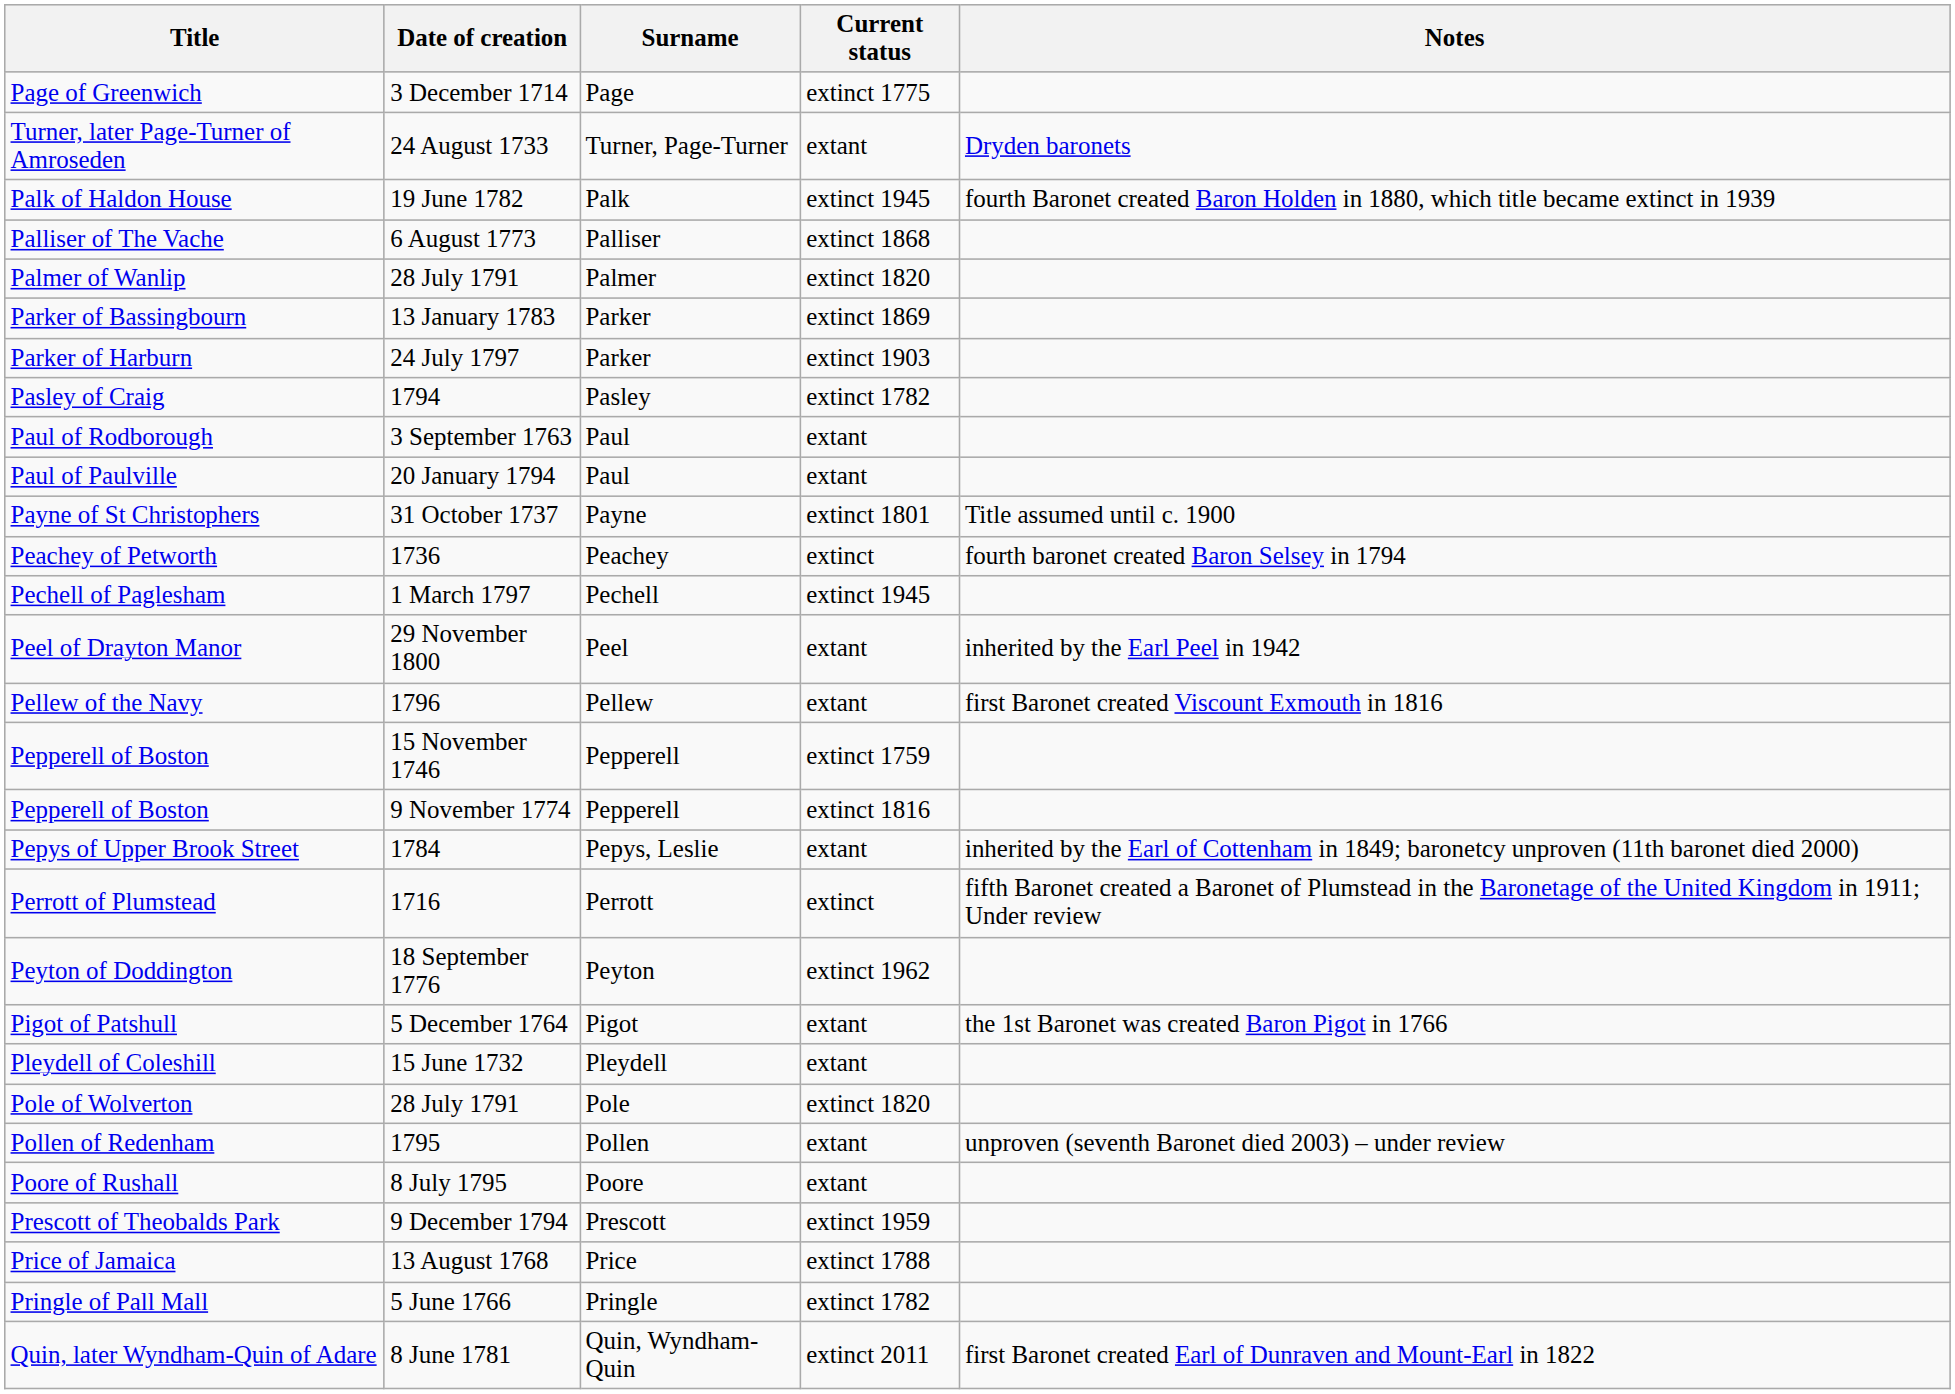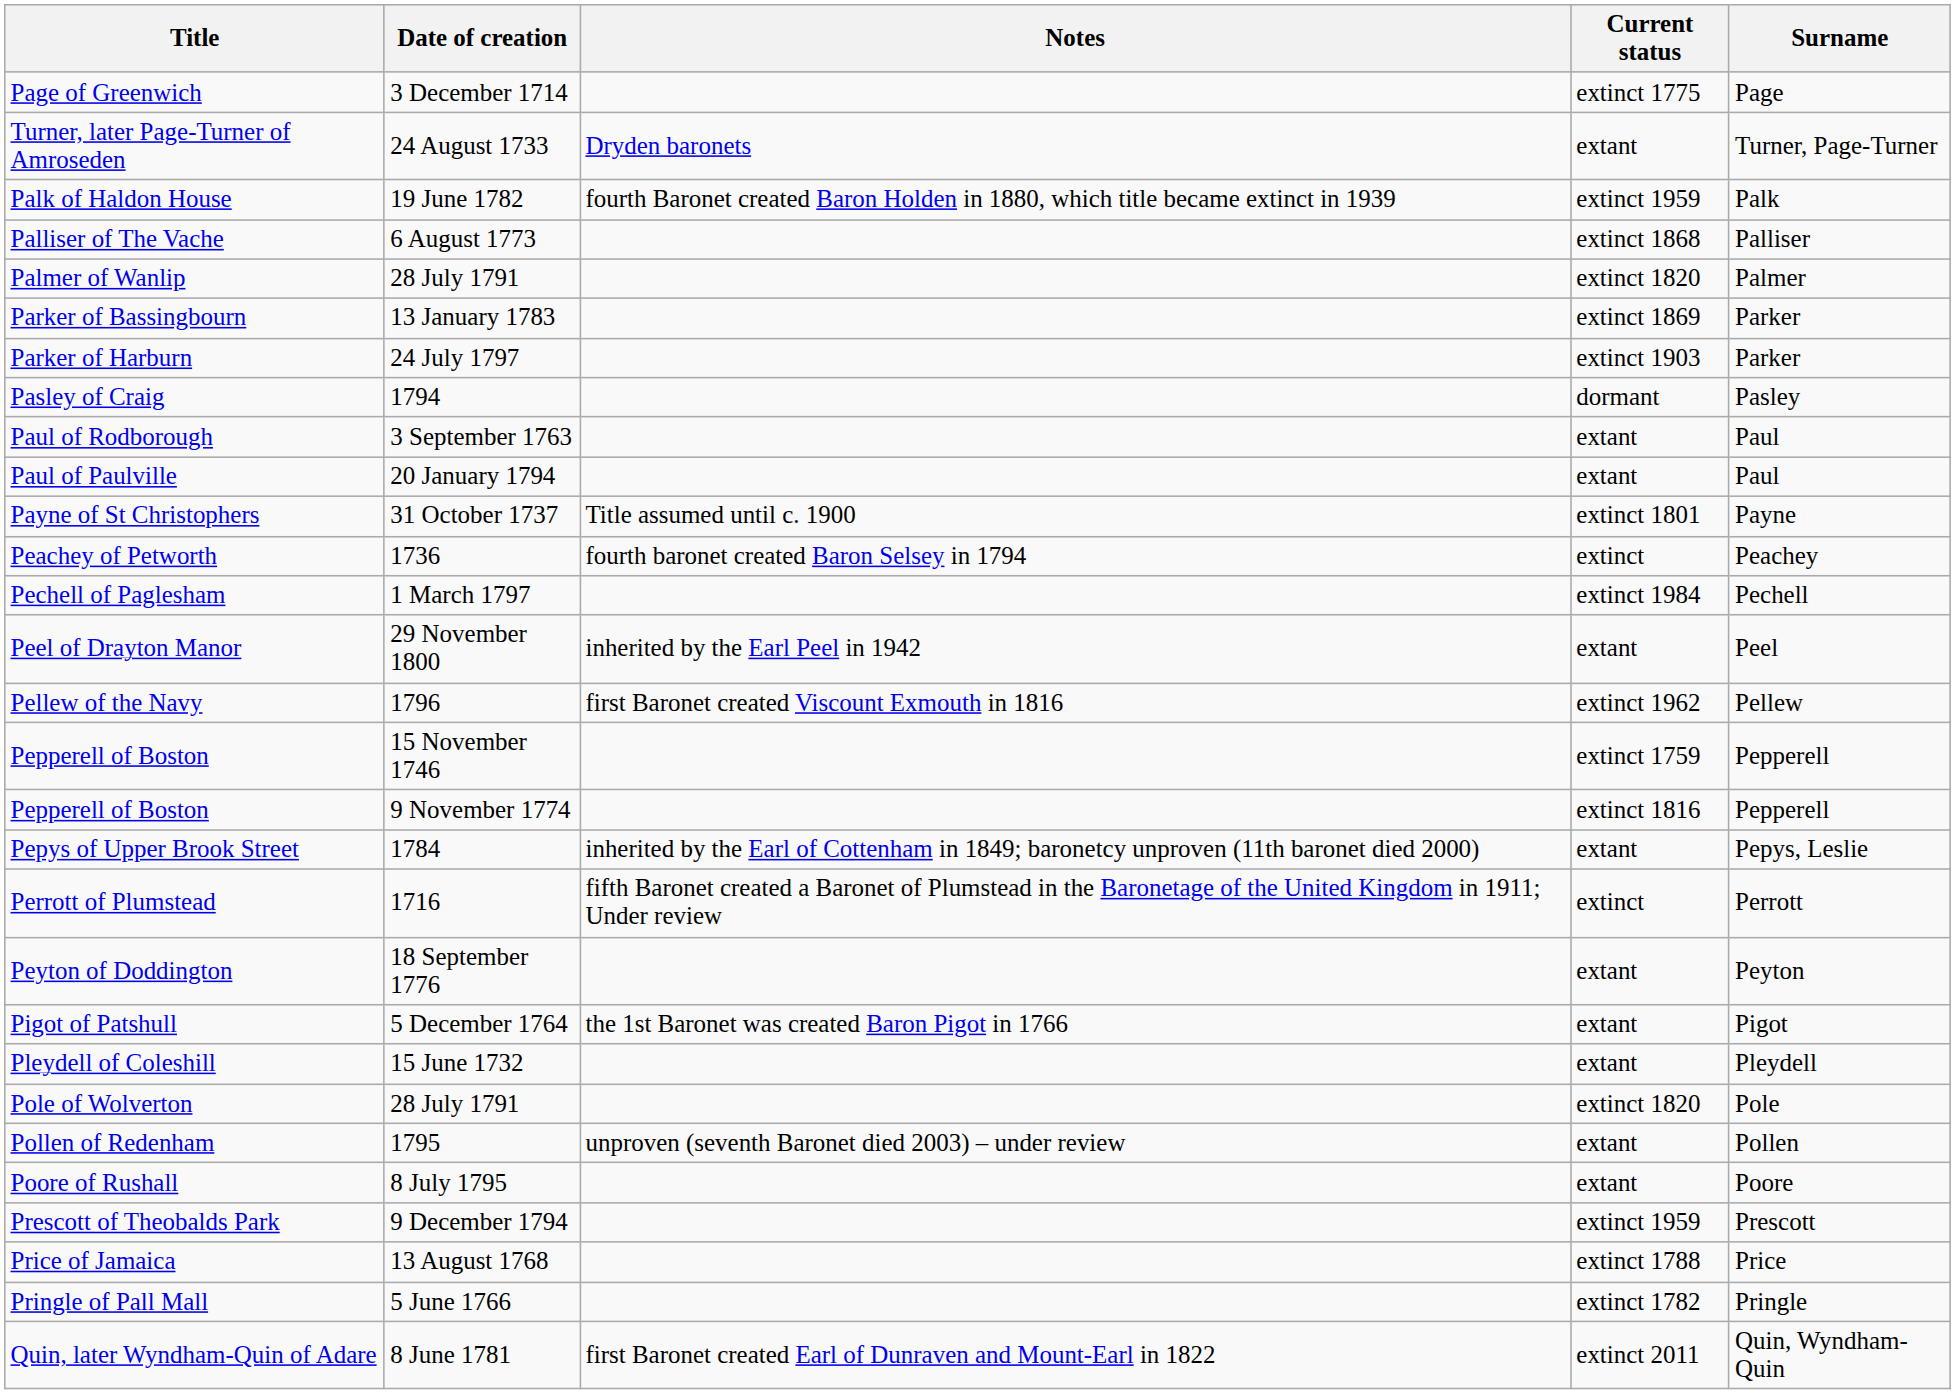columns swapped: (690, 38) <-> (1455, 38)
(868, 199) extinct 1945 -> (1638, 199) extinct 1959
(868, 397) extinct 1782 -> (1618, 397) dormant
(868, 595) extinct 1945 -> (1638, 595) extinct 1984
(837, 702) extant -> (1638, 702) extinct 1962
(868, 970) extinct 1962 -> (1607, 970) extant
